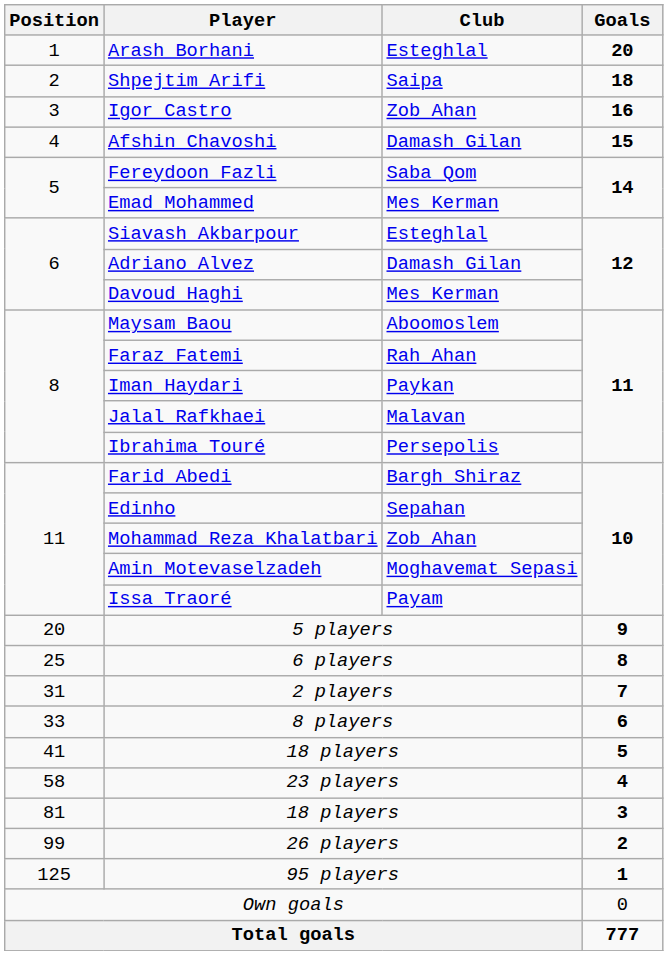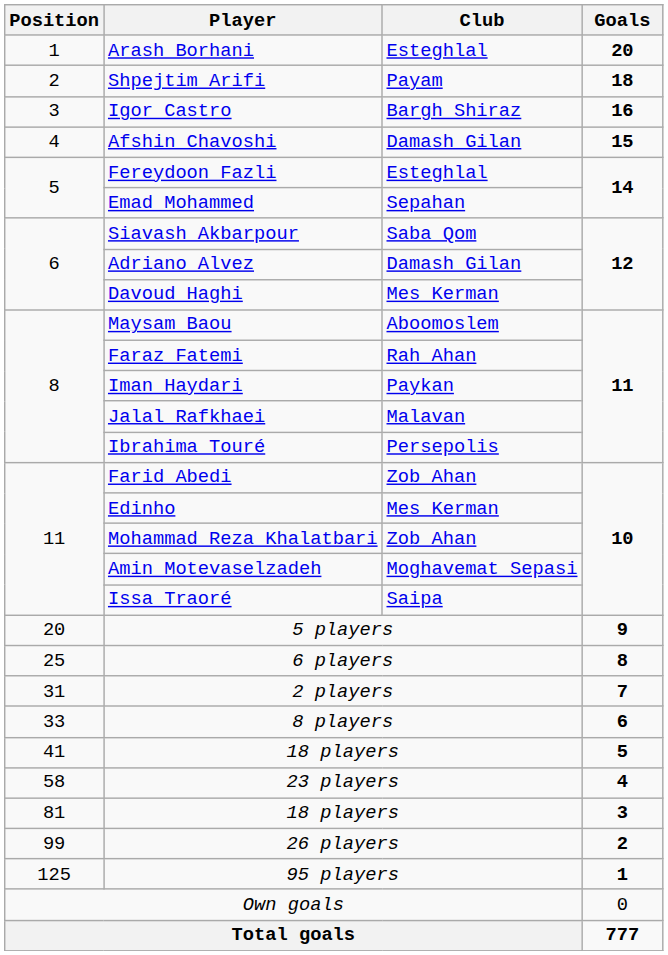(415, 81) Saipa -> (415, 81) Payam
(431, 112) Zob Ahan -> (454, 112) Bargh Shiraz
(431, 173) Saba Qom -> (437, 173) Esteghlal
(443, 203) Mes Kerman -> (426, 203) Sepahan
(437, 234) Esteghlal -> (431, 234) Saba Qom
(454, 478) Bargh Shiraz -> (431, 478) Zob Ahan
(426, 508) Sepahan -> (443, 508) Mes Kerman
(415, 600) Payam -> (415, 600) Saipa
